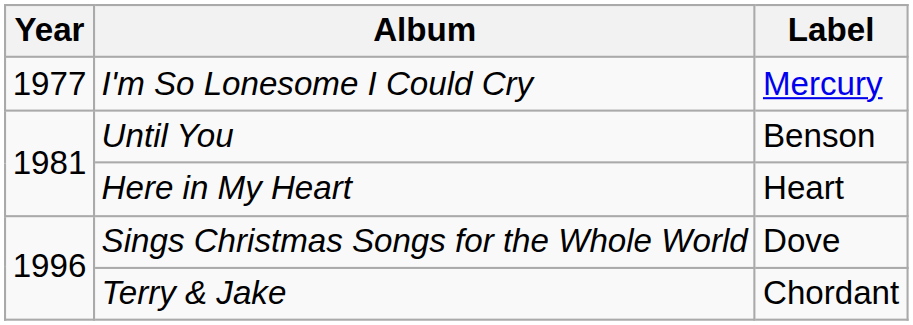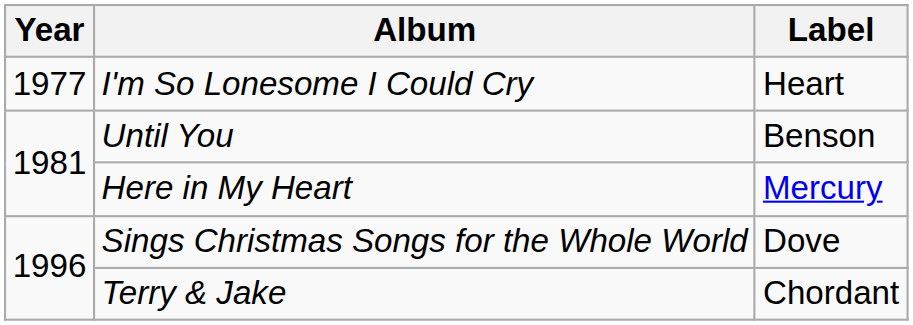(823, 83) Mercury -> (803, 83) Heart
(803, 188) Heart -> (823, 188) Mercury
